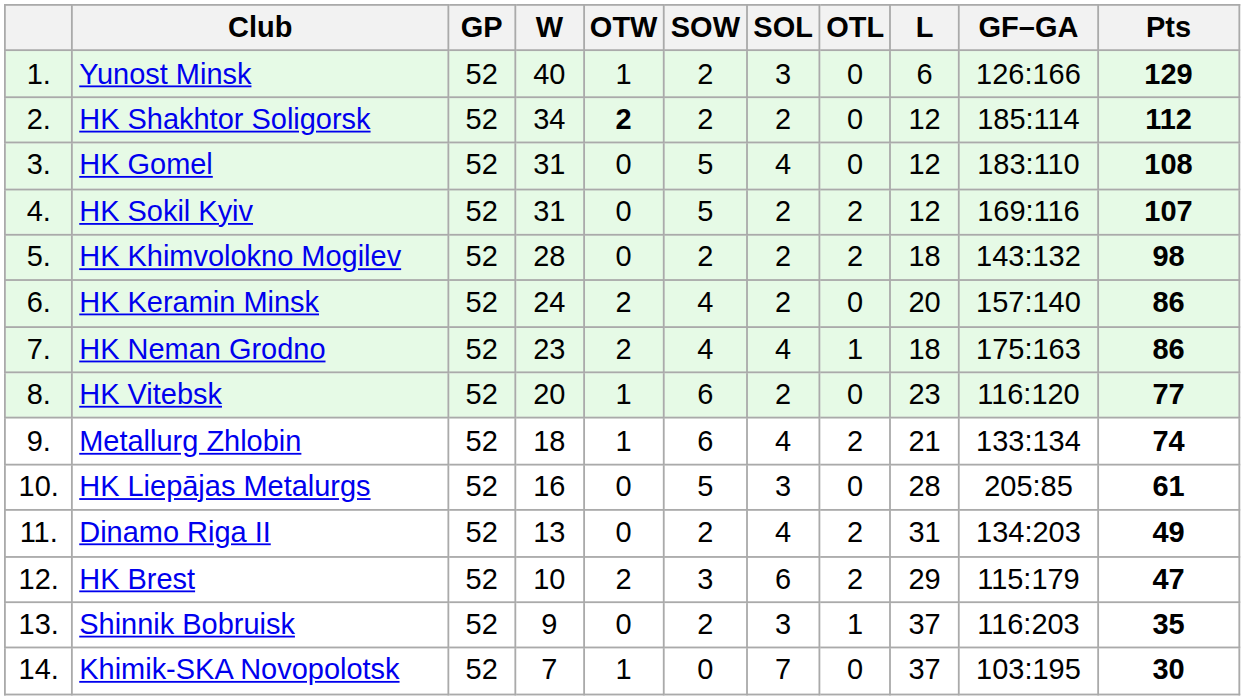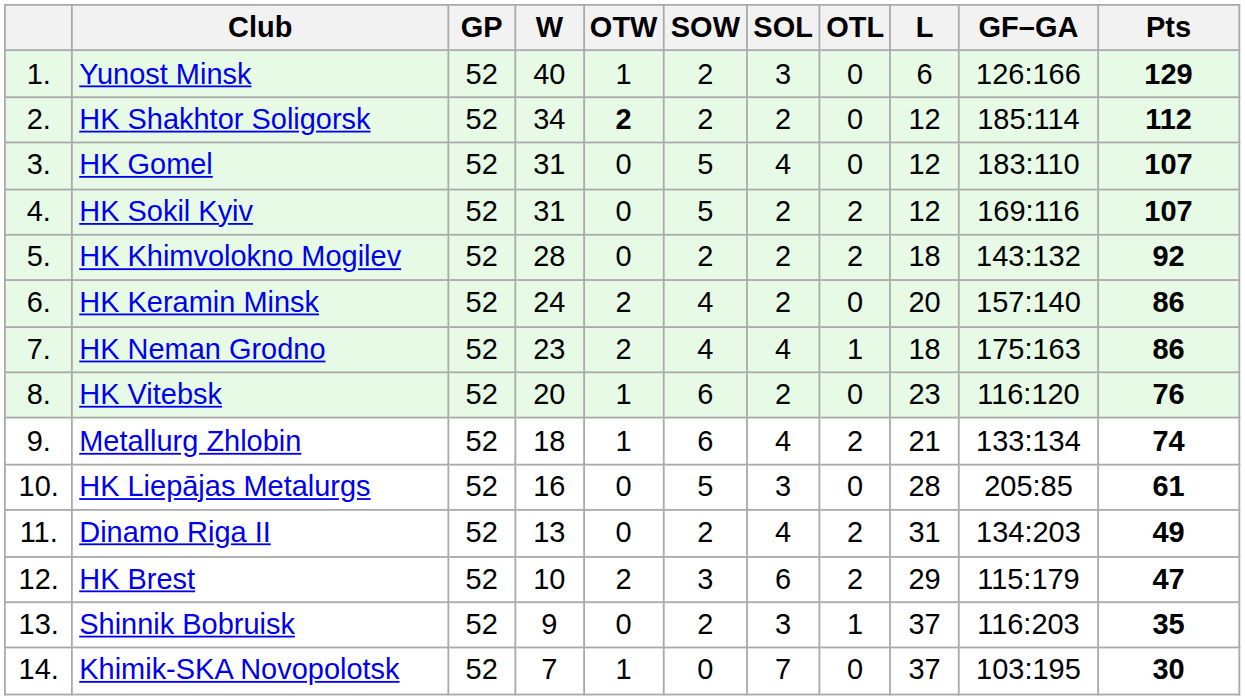(1168, 165) 108 -> (1168, 165) 107
(1168, 257) 98 -> (1168, 257) 92
(1168, 394) 77 -> (1168, 394) 76
